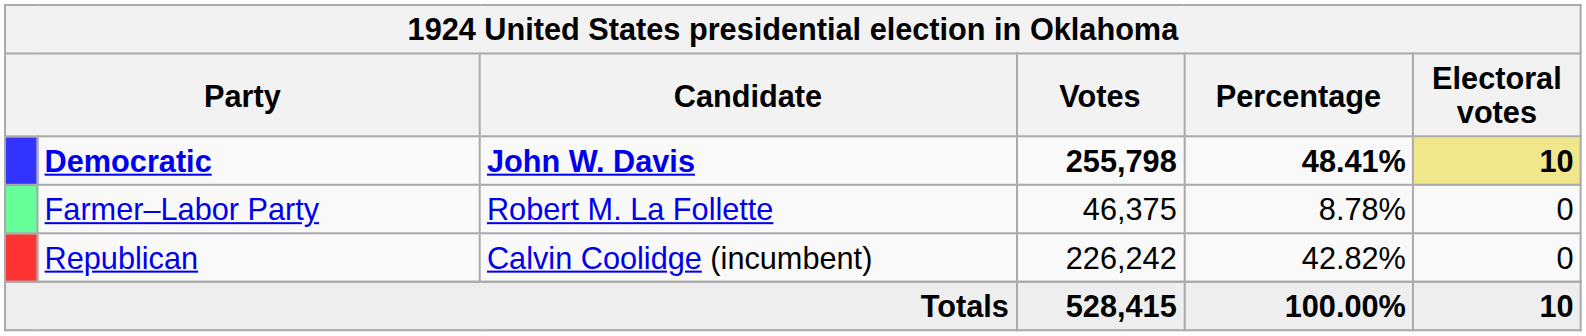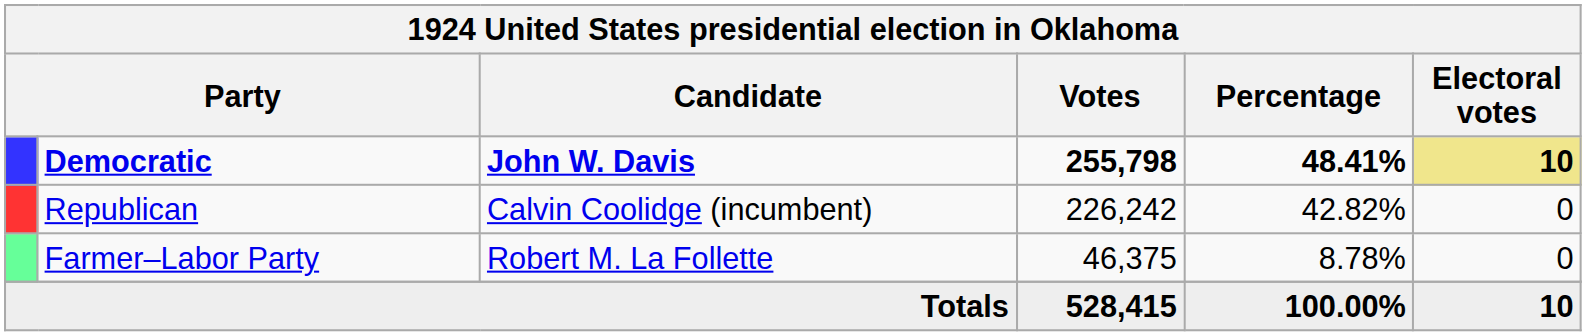rows swapped: (121, 258) <-> (182, 210)
